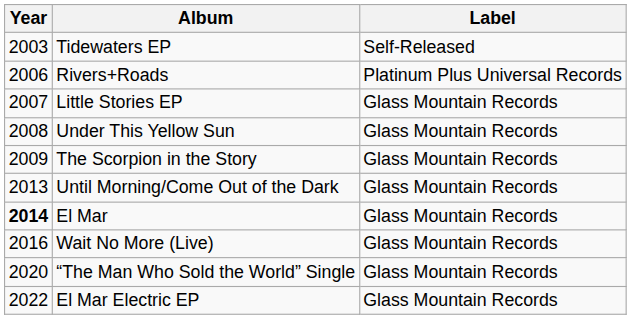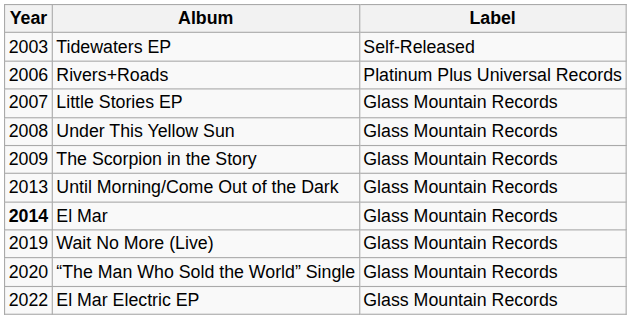(28, 243) 2016 -> (28, 243) 2019
